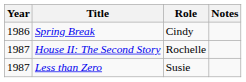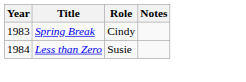(18, 31) 1986 -> (18, 31) 1983
- row: (98, 49)
(18, 67) 1987 -> (18, 49) 1984
